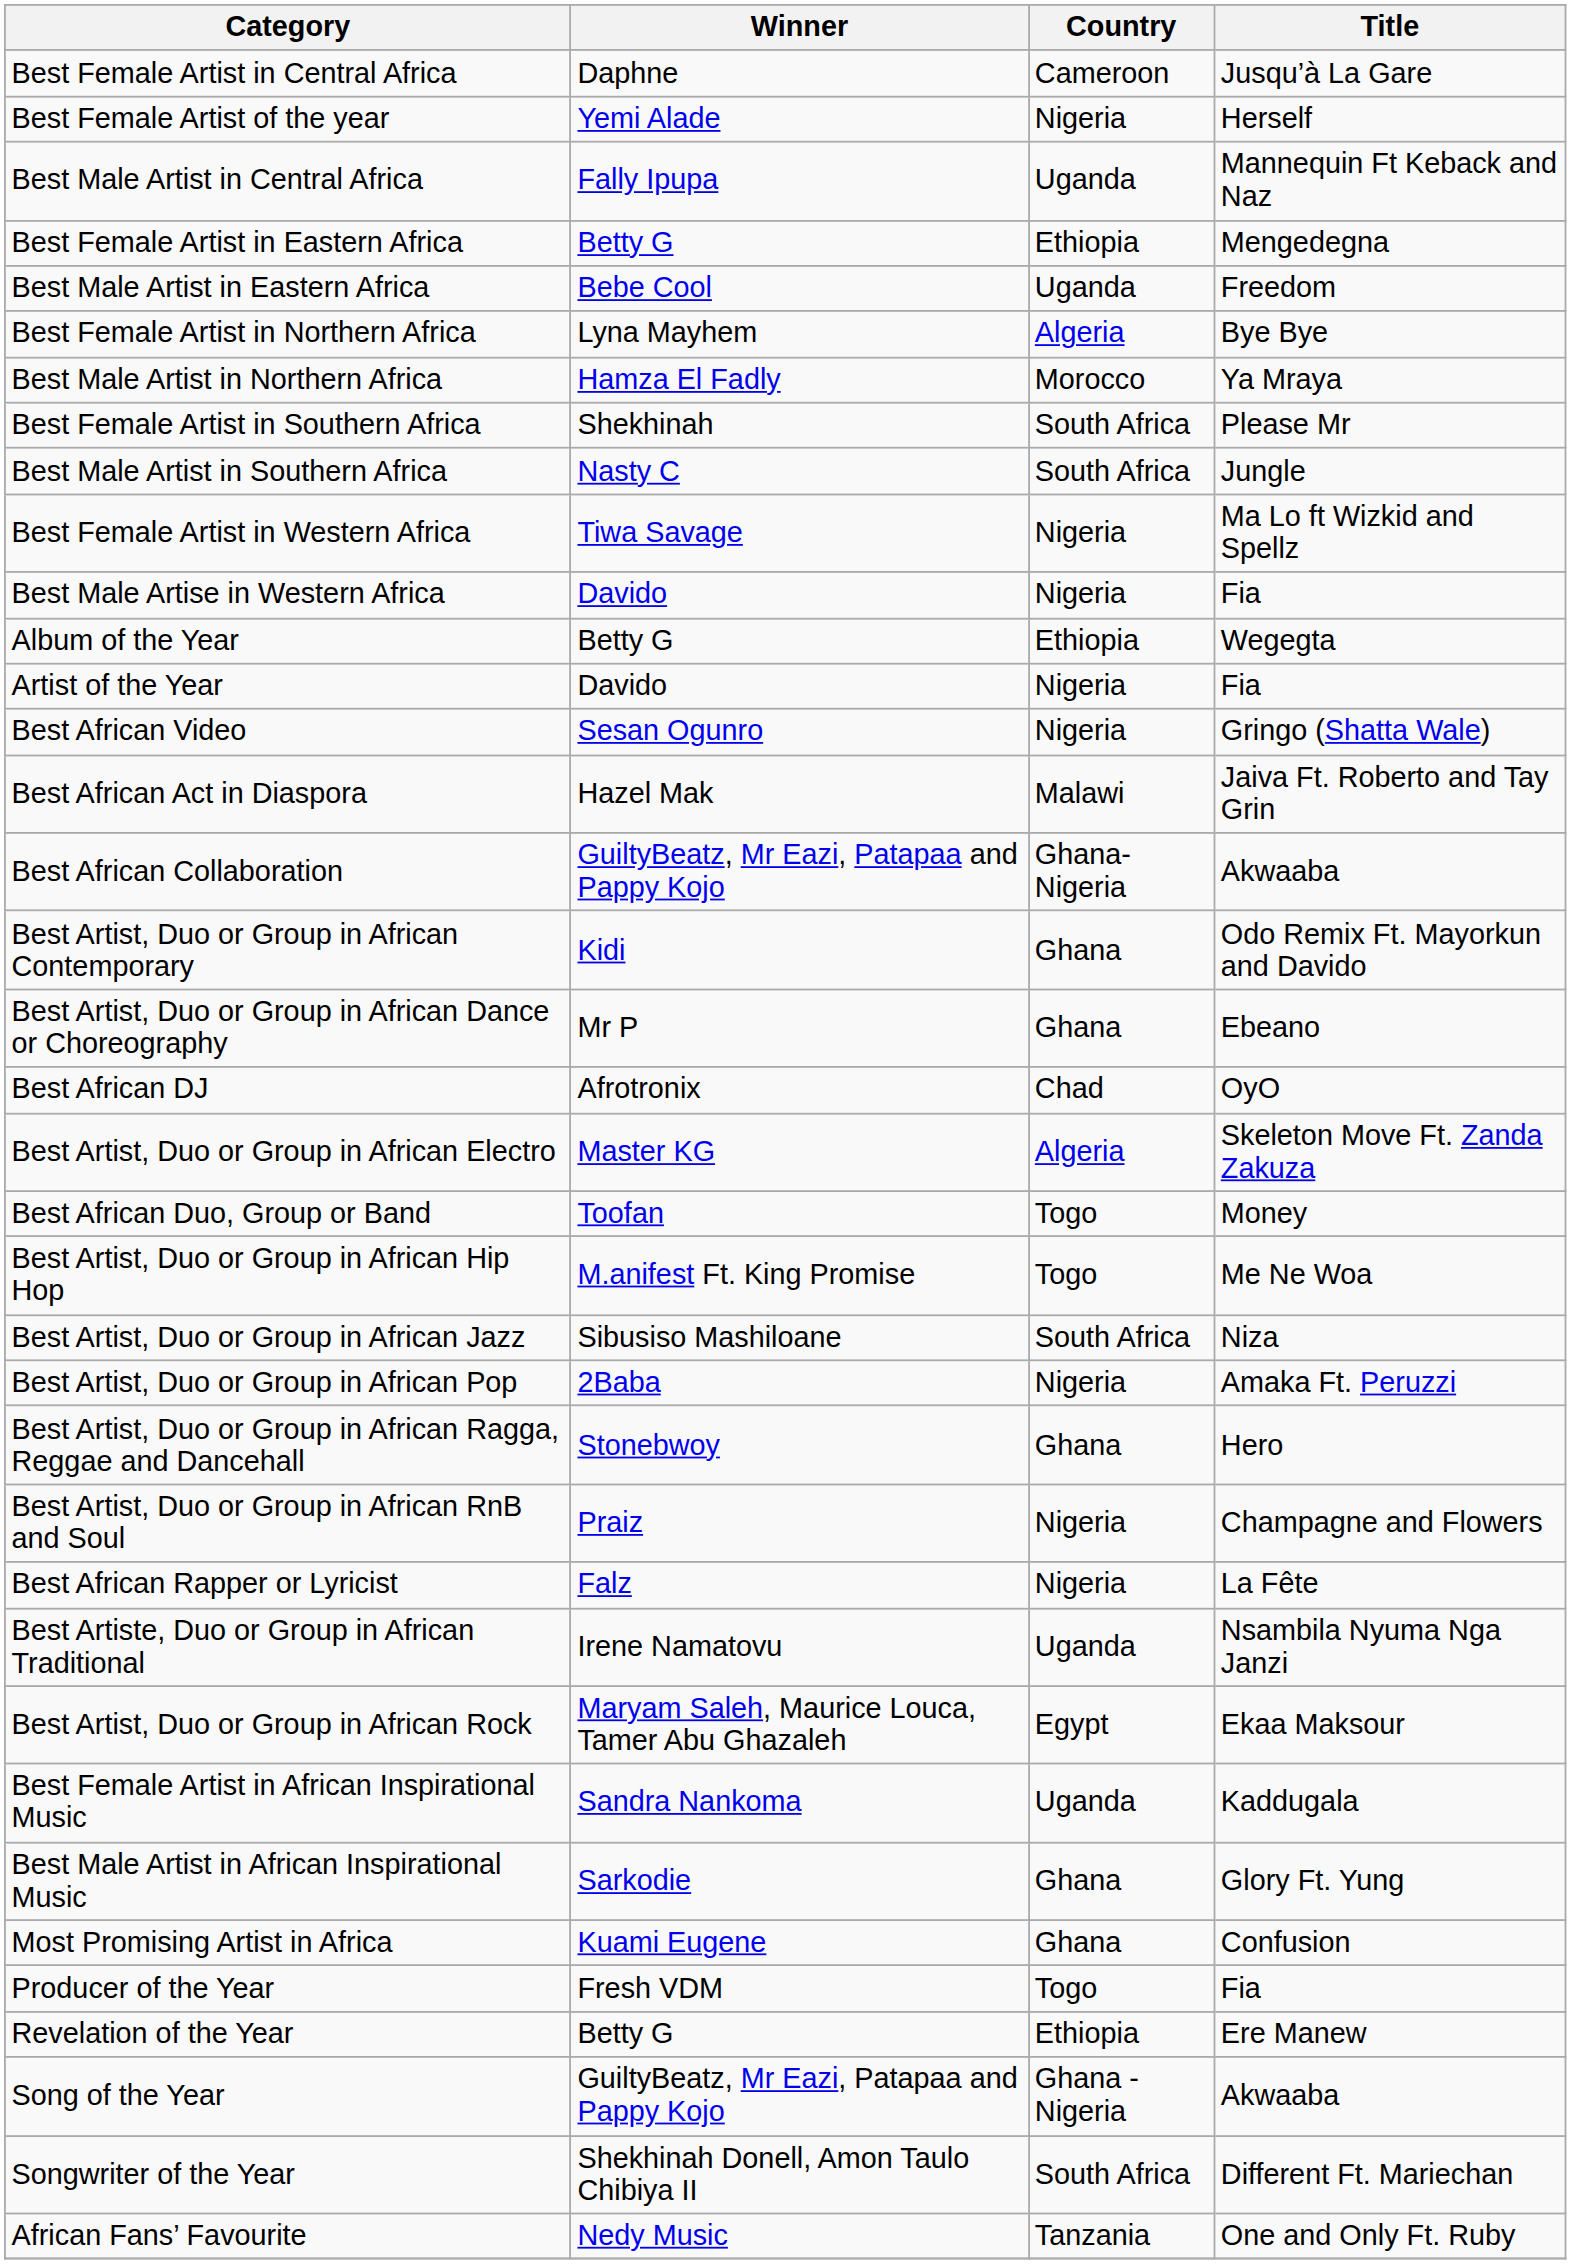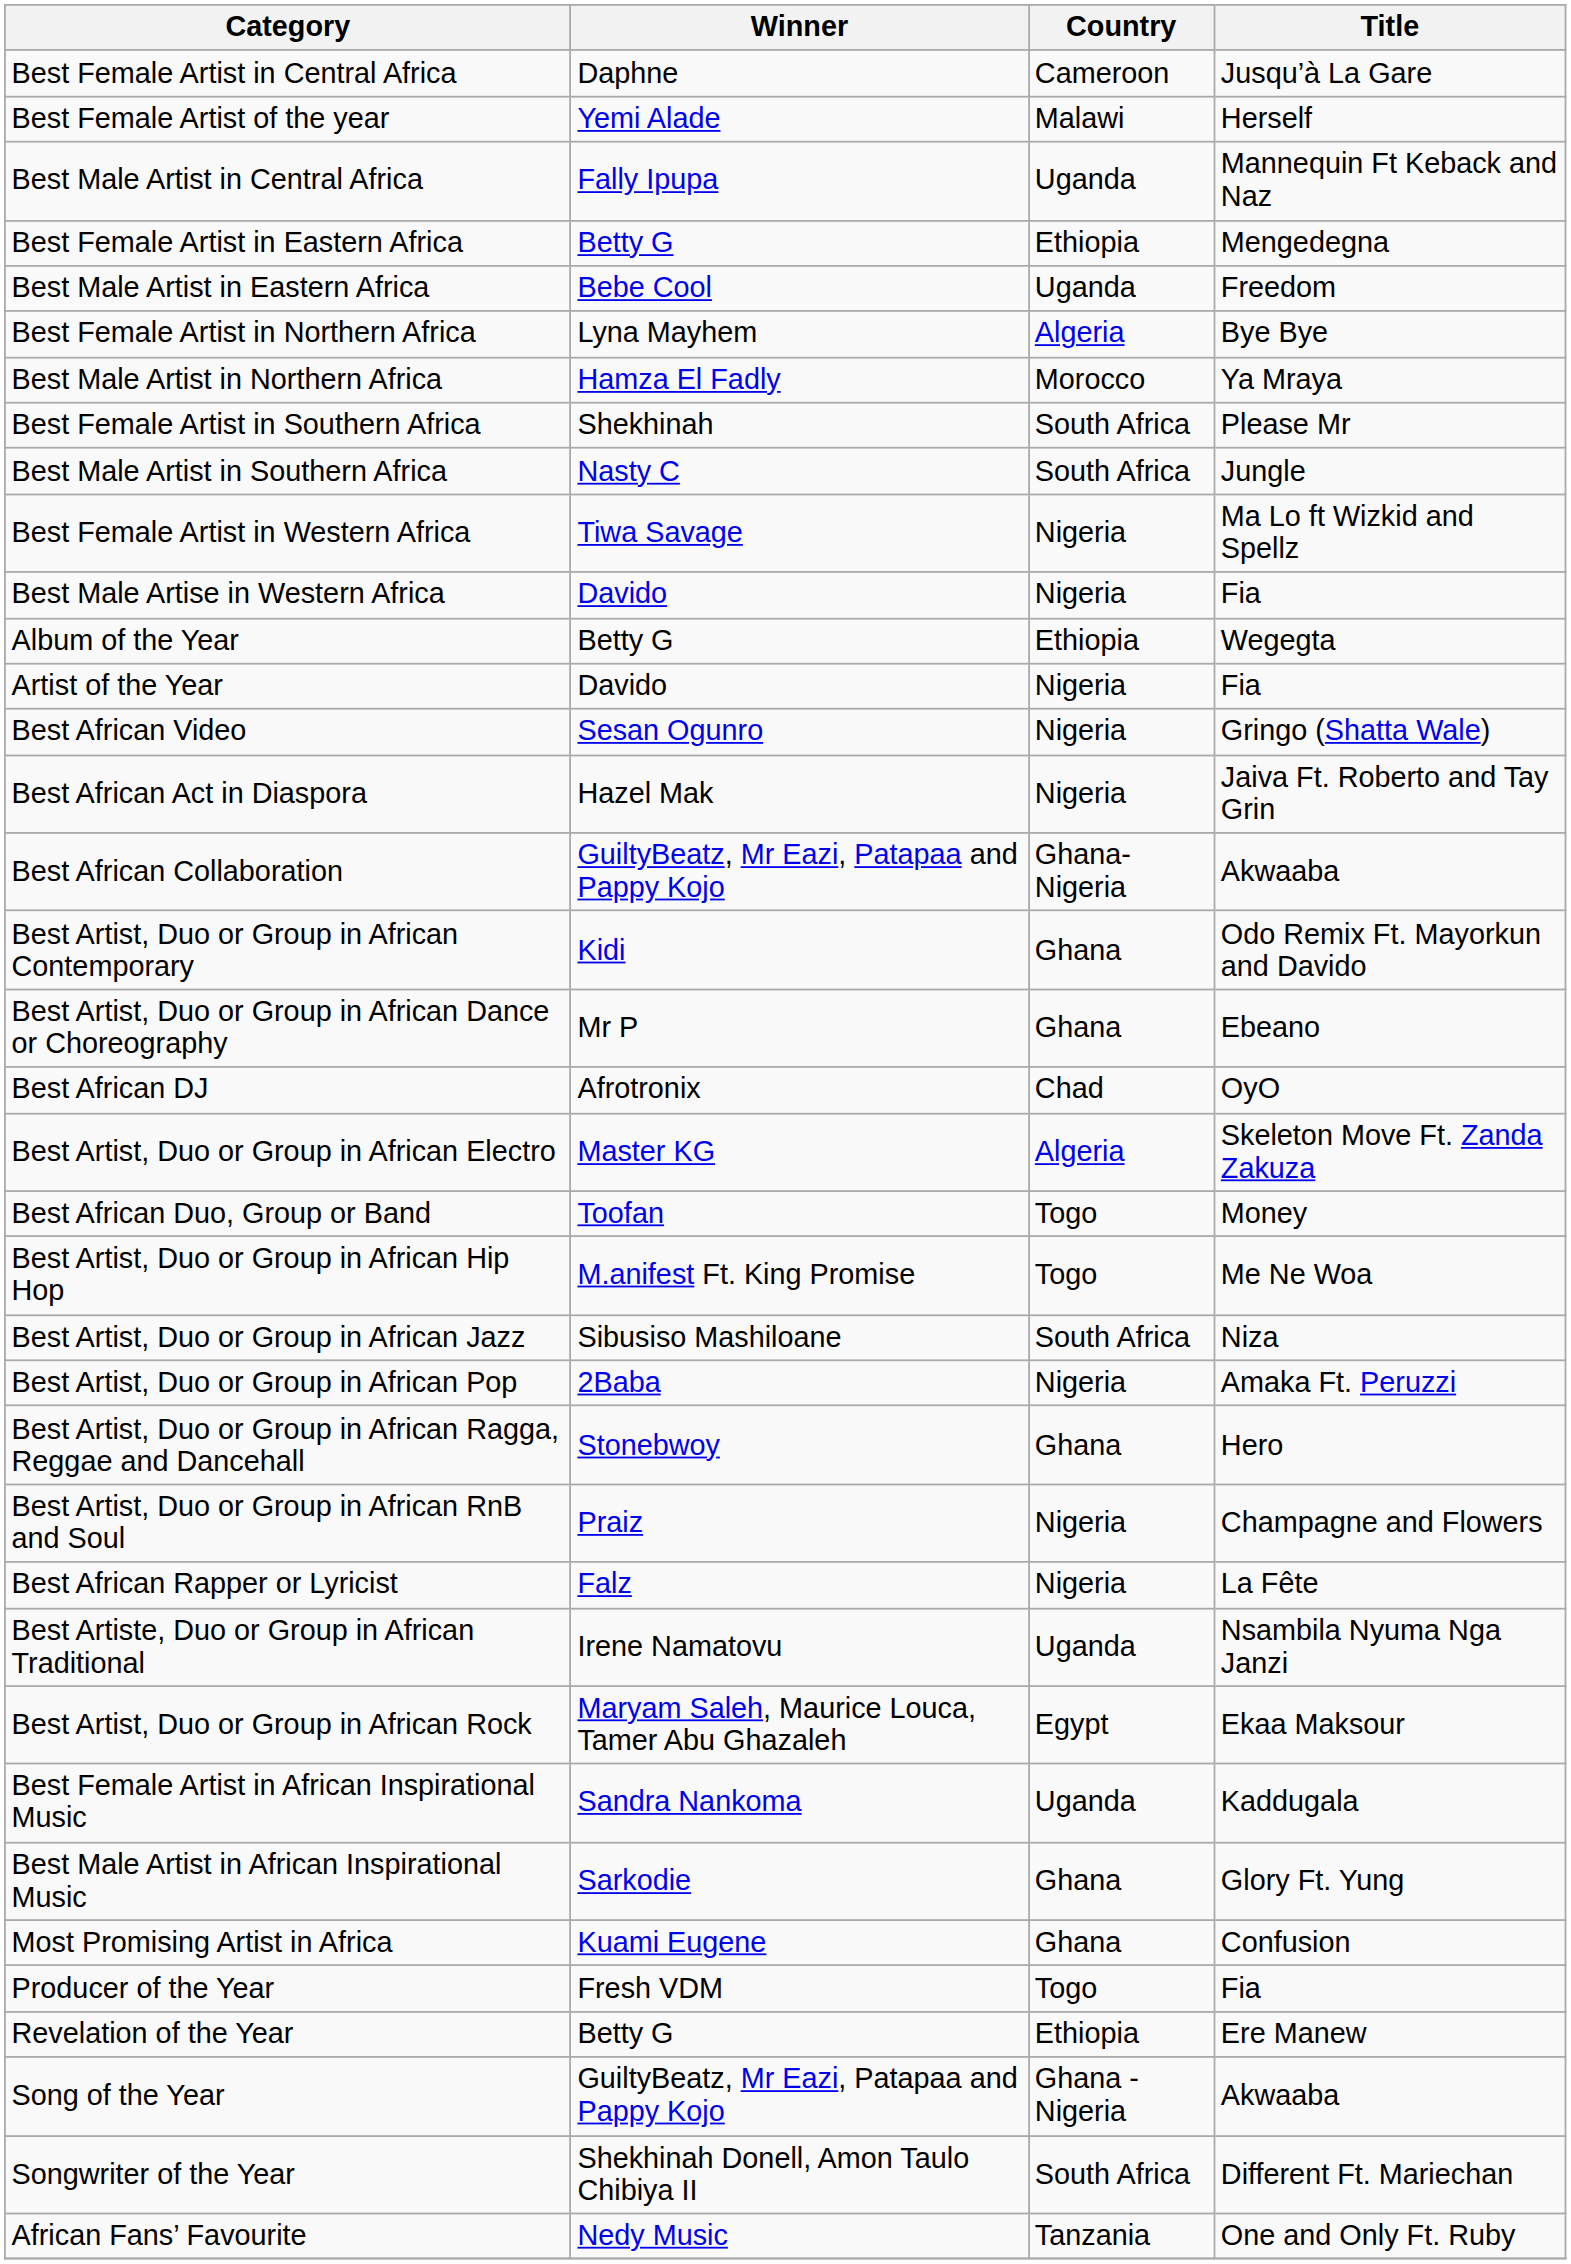(1080, 118) Nigeria -> (1080, 118) Malawi
(1080, 793) Malawi -> (1080, 793) Nigeria
